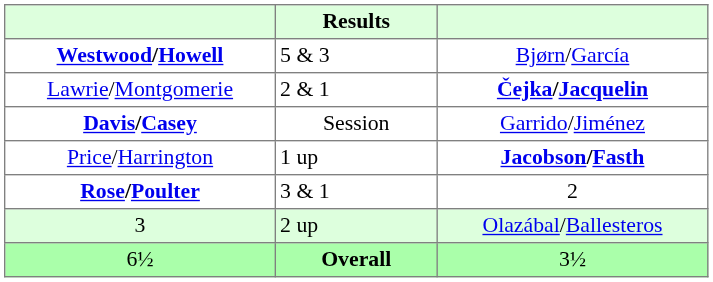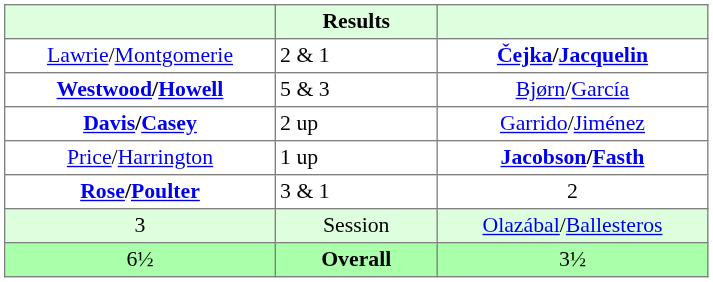rows swapped: (140, 55) <-> (140, 89)
(356, 123) Session -> (299, 123) 2 up
(299, 225) 2 up -> (356, 225) Session
